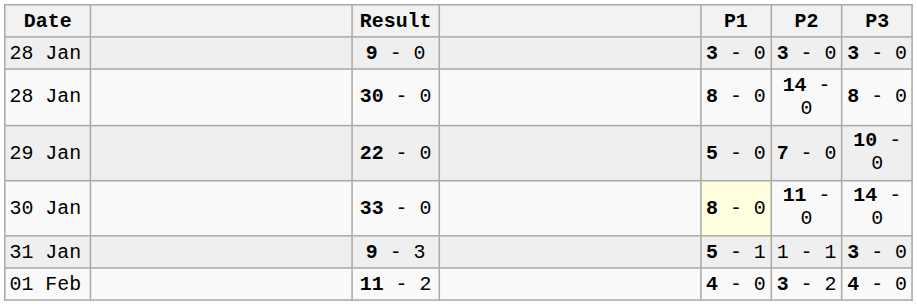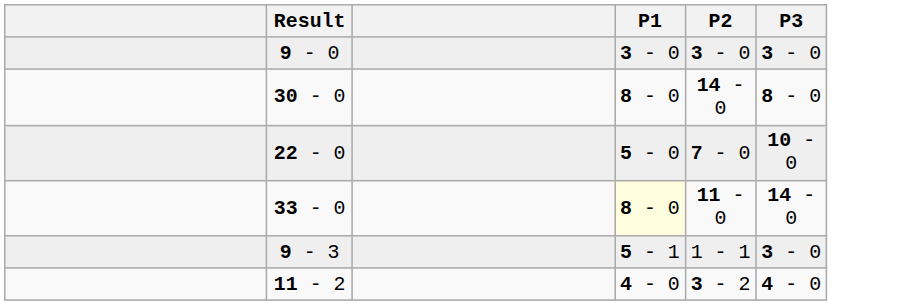- column: (48, 21)
